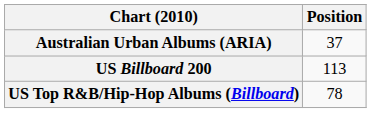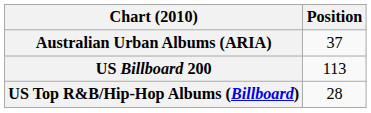(334, 94) 78 -> (334, 94) 28
